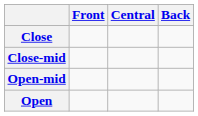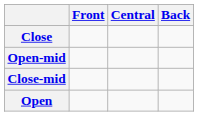rows swapped: (37, 57) <-> (37, 79)
